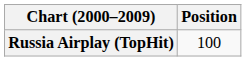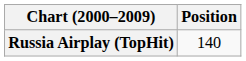(209, 42) 100 -> (209, 42) 140
